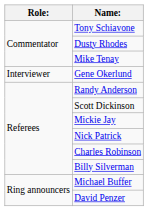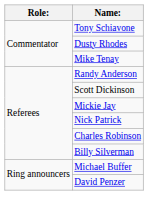- row: (103, 74)
